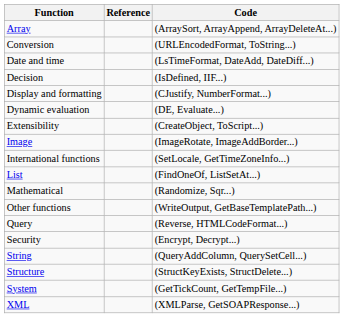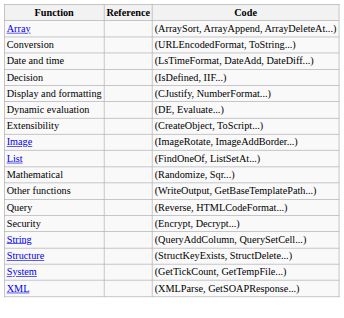- row: (53, 158)
